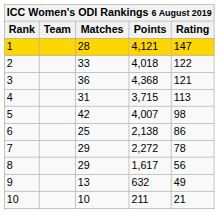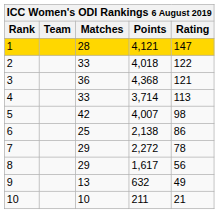(84, 98) 31 -> (84, 98) 33
(145, 98) 3,715 -> (145, 98) 3,714
